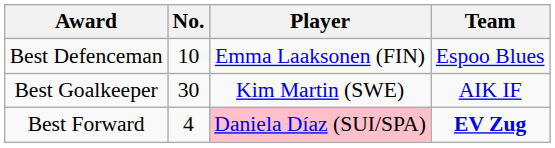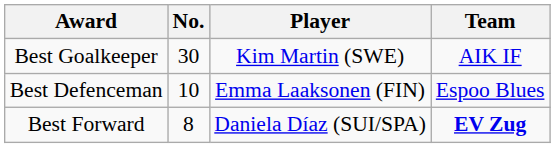rows swapped: (86, 90) <-> (86, 55)
(188, 124) 4 -> (188, 124) 8
(320, 124) pink background -> (320, 124) no background
